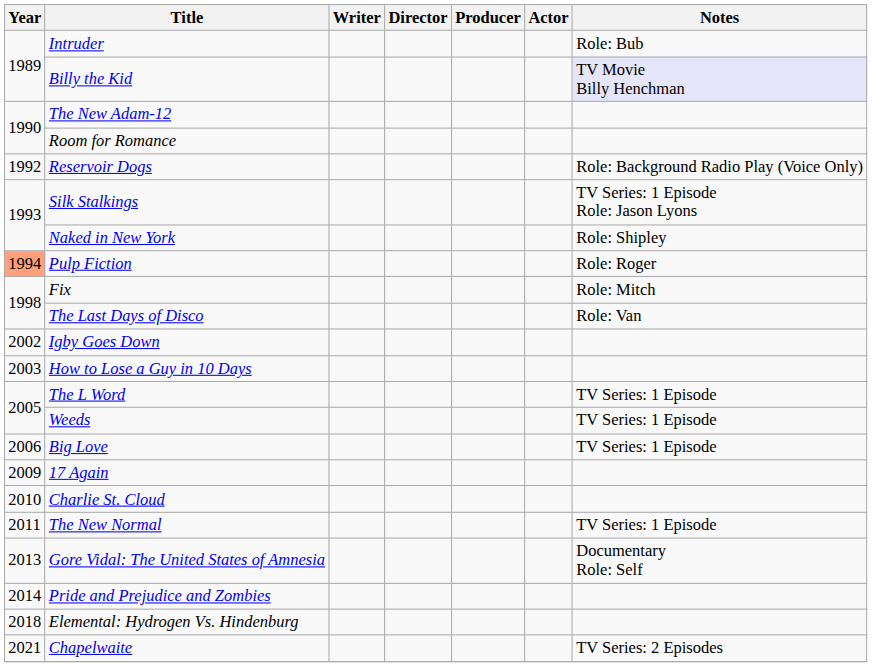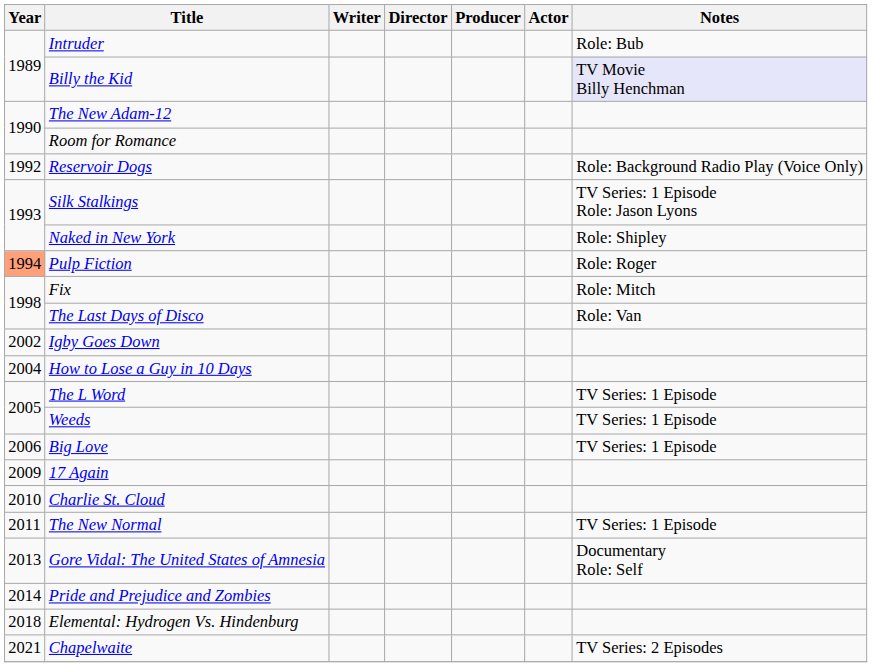(25, 368) 2003 -> (25, 368) 2004
